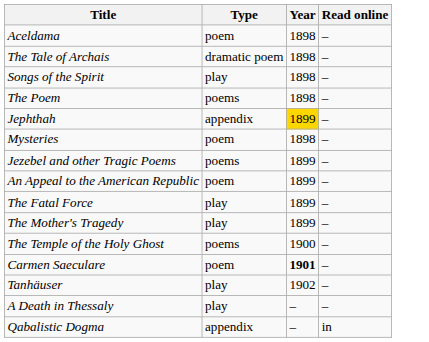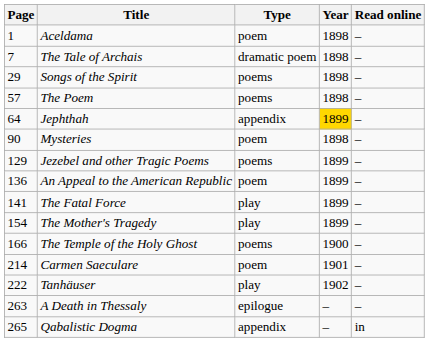+ column: (21, 14)
(216, 77) play -> (255, 77) poems
(303, 264) bold -> (336, 264) normal
(216, 306) play -> (261, 306) epilogue
